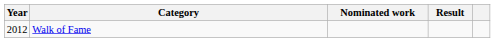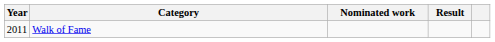(17, 29) 2012 -> (17, 29) 2011
